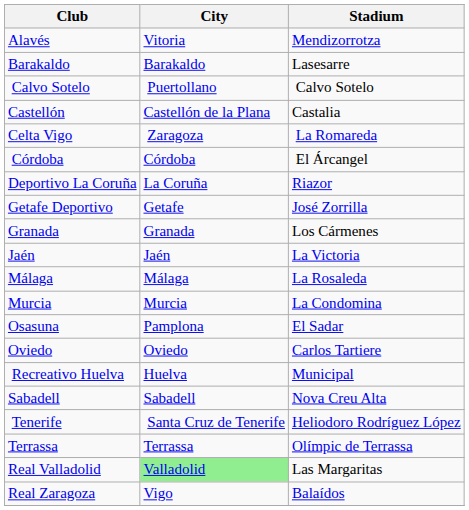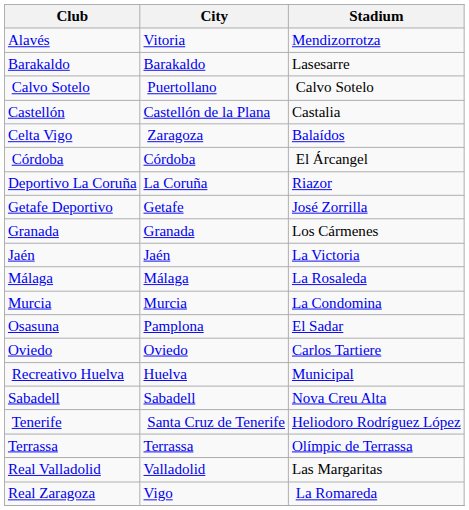(335, 135) La Romareda -> (318, 135) Balaídos
(174, 469) lightgreen background -> (174, 469) no background
(318, 493) Balaídos -> (335, 493) La Romareda
